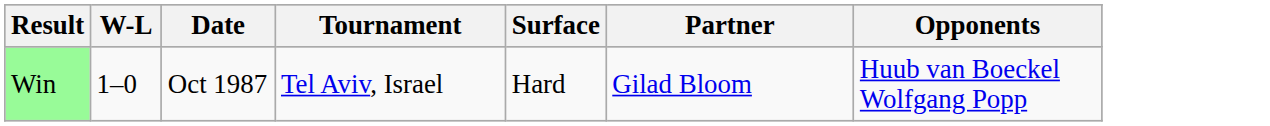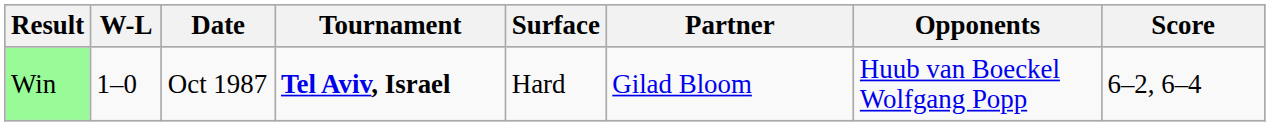+ column: (1183, 25)
(362, 83) normal -> (366, 83) bold
